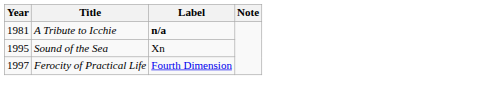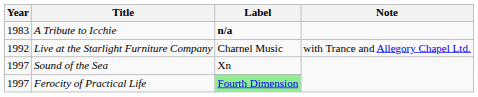(18, 30) 1981 -> (18, 30) 1983
+ row: (123, 48)
(18, 48) 1995 -> (18, 65) 1997
(192, 65) no background -> (258, 83) lightgreen background
